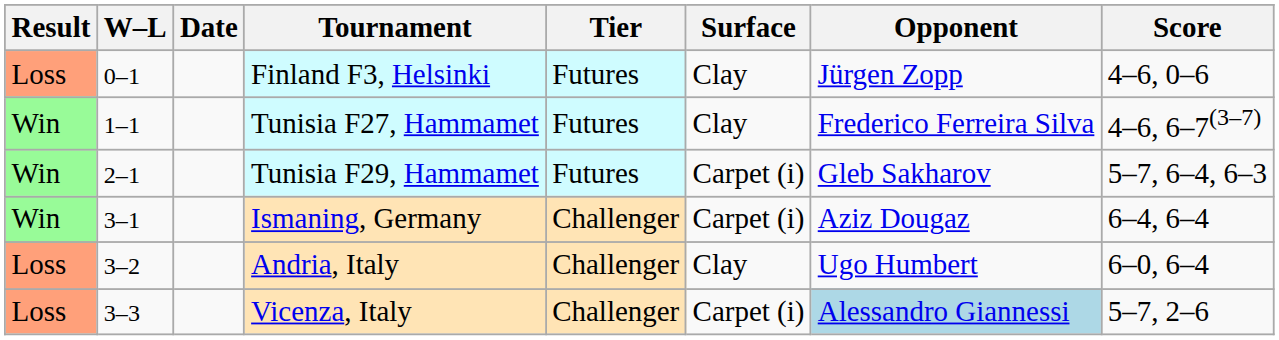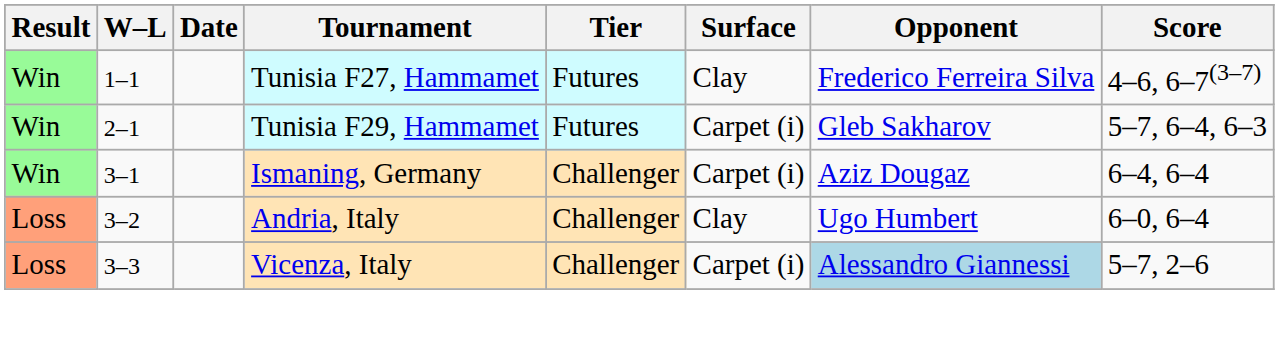- row: (371, 73)
